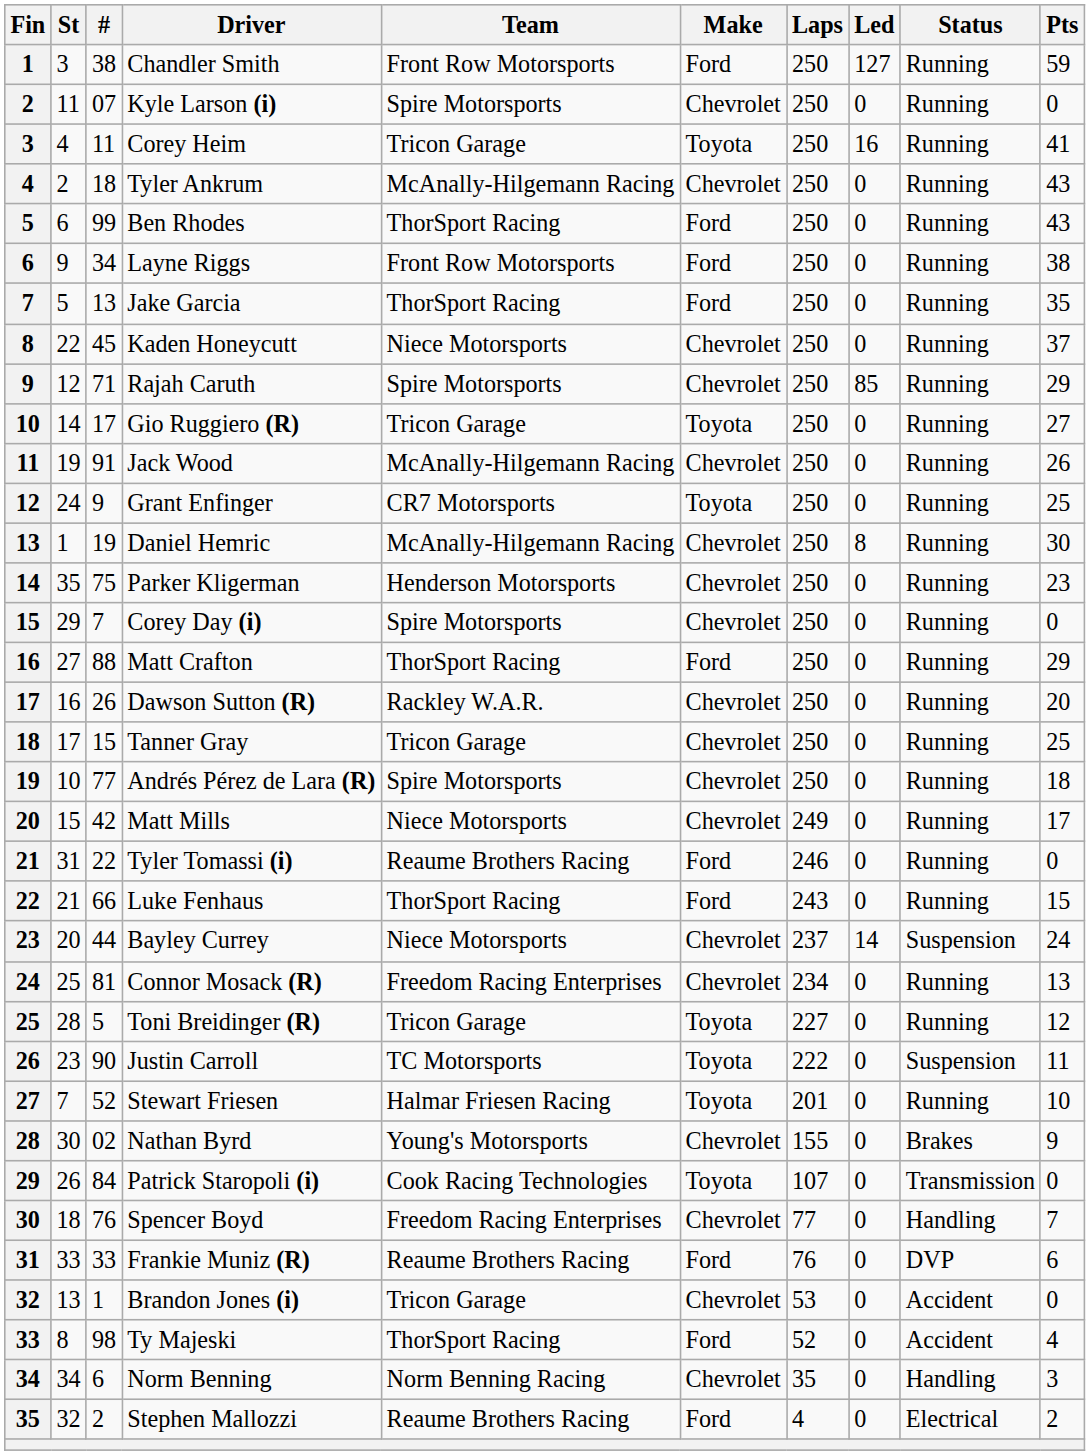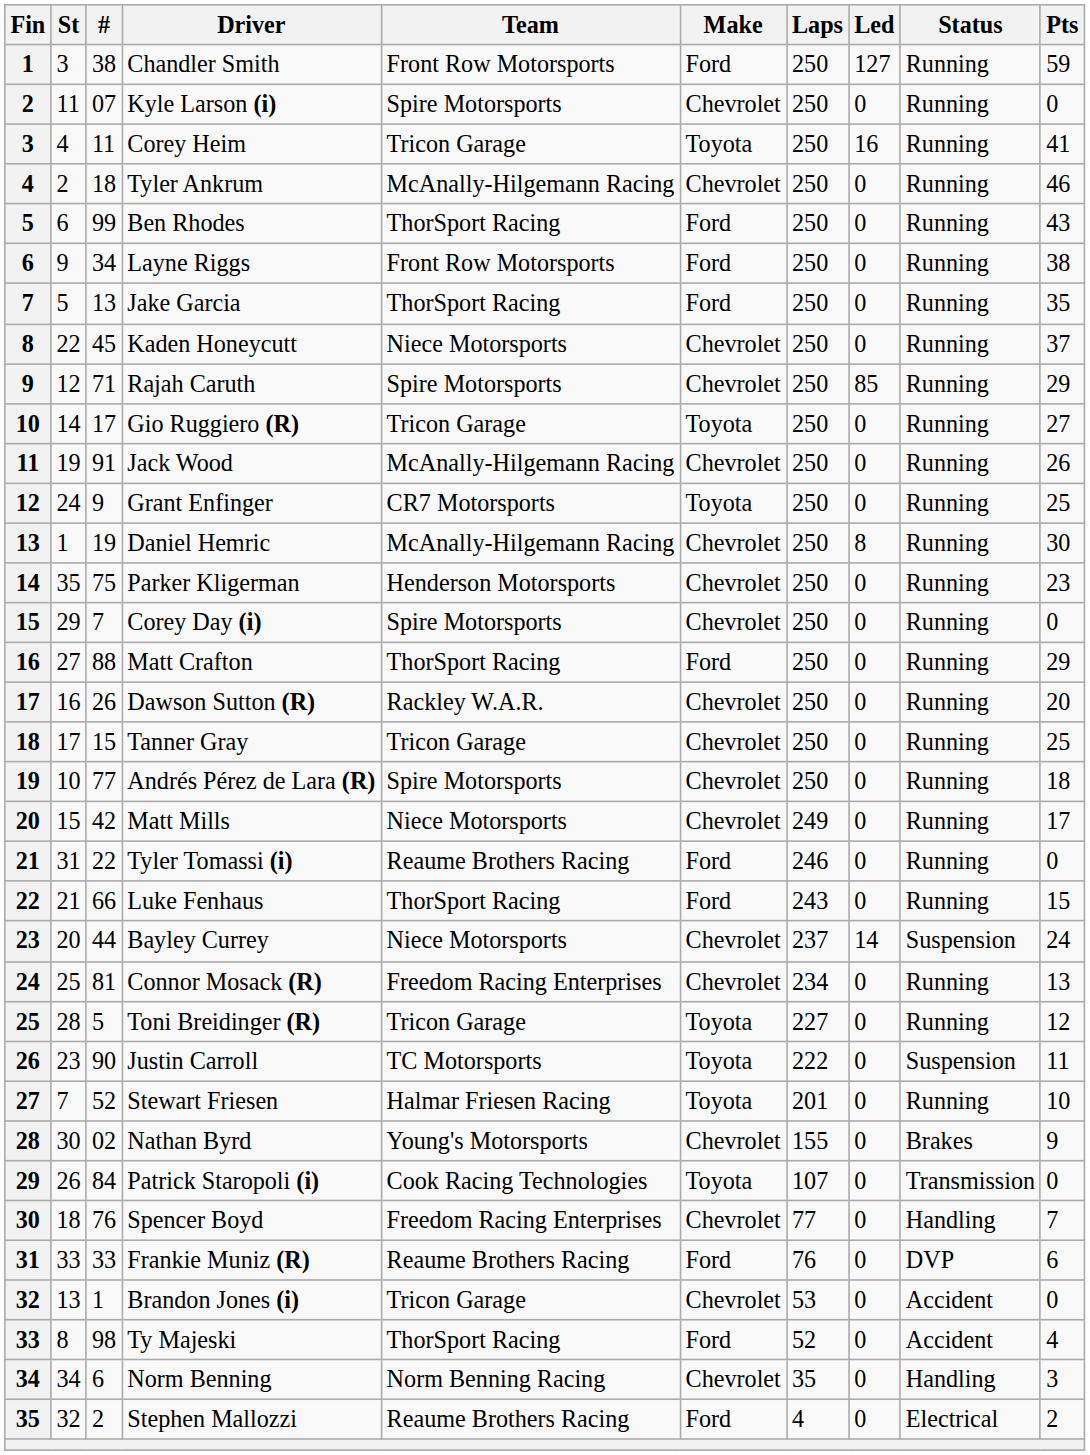(1058, 184) 43 -> (1058, 184) 46
